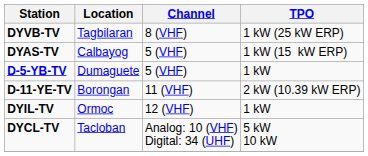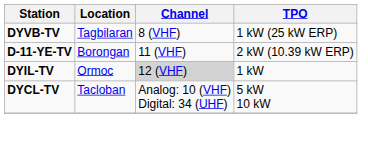- row: (33, 52)
- row: (37, 71)
(169, 109) no background -> (163, 71) lightgrey background
